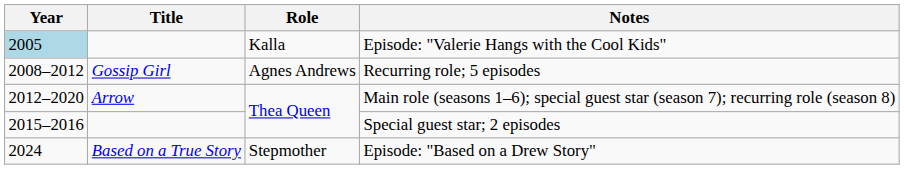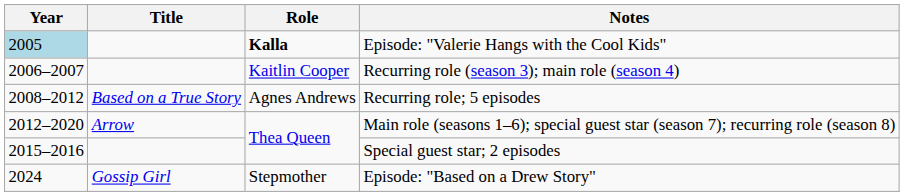(267, 44) normal -> (268, 44) bold
+ row: (521, 71)
(131, 71) Gossip Girl -> (166, 97) Based on a True Story
(166, 151) Based on a True Story -> (131, 177) Gossip Girl
